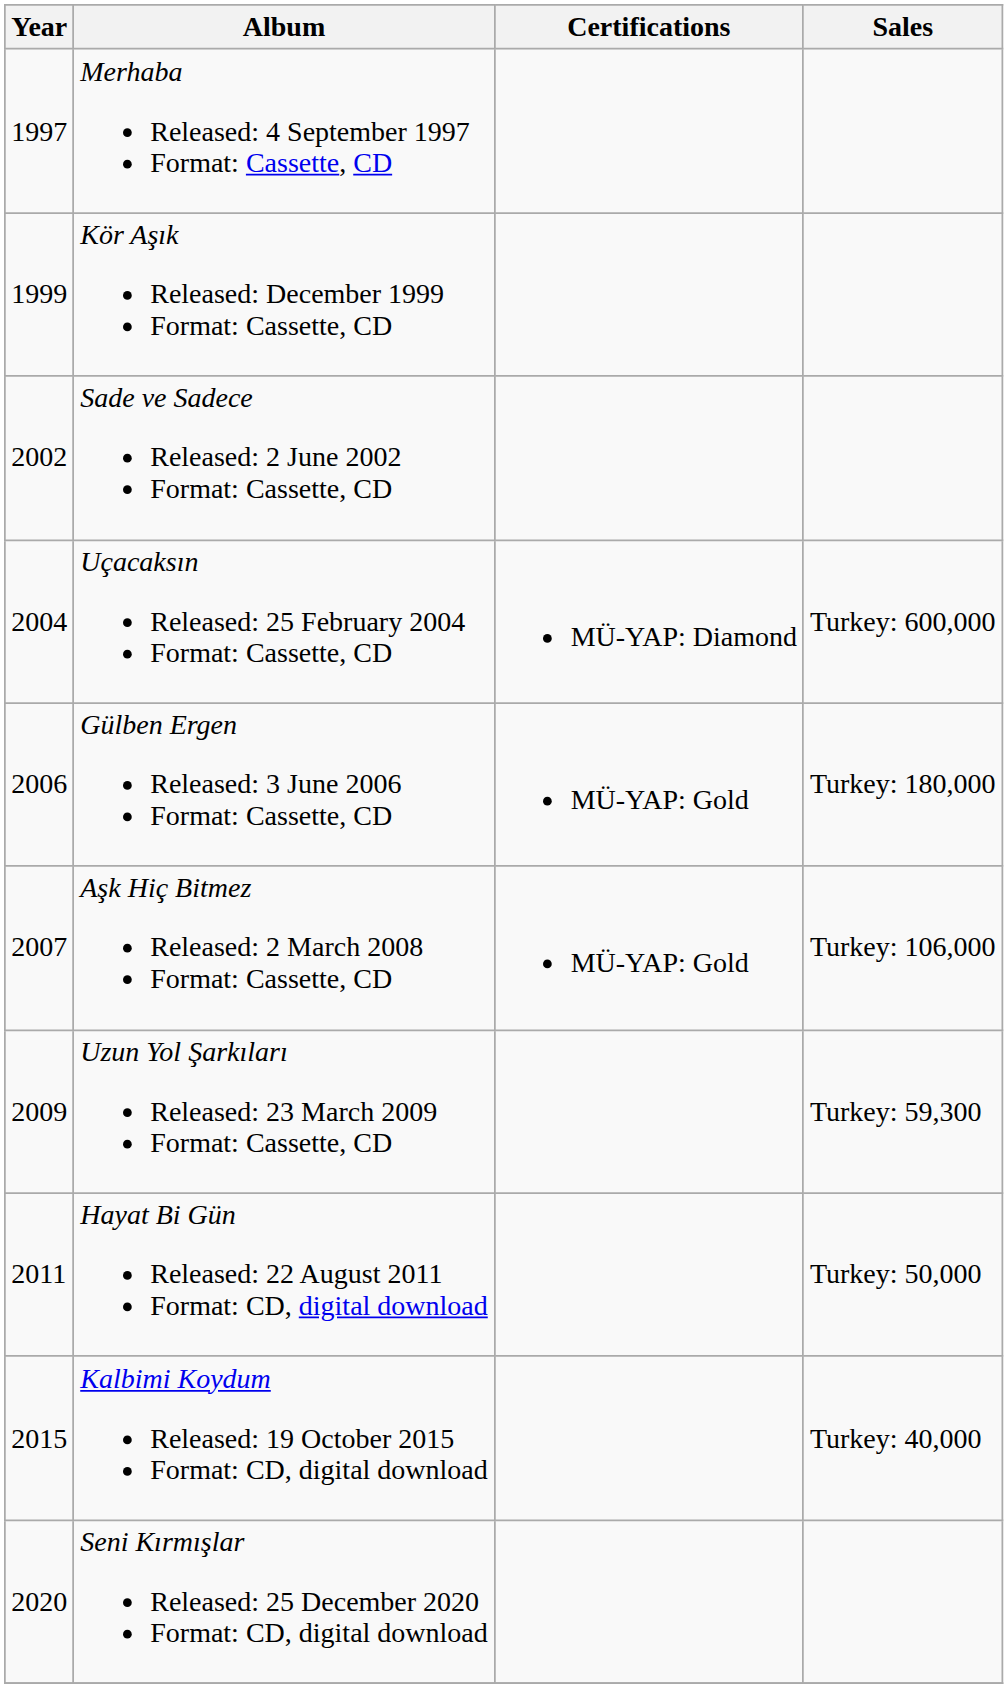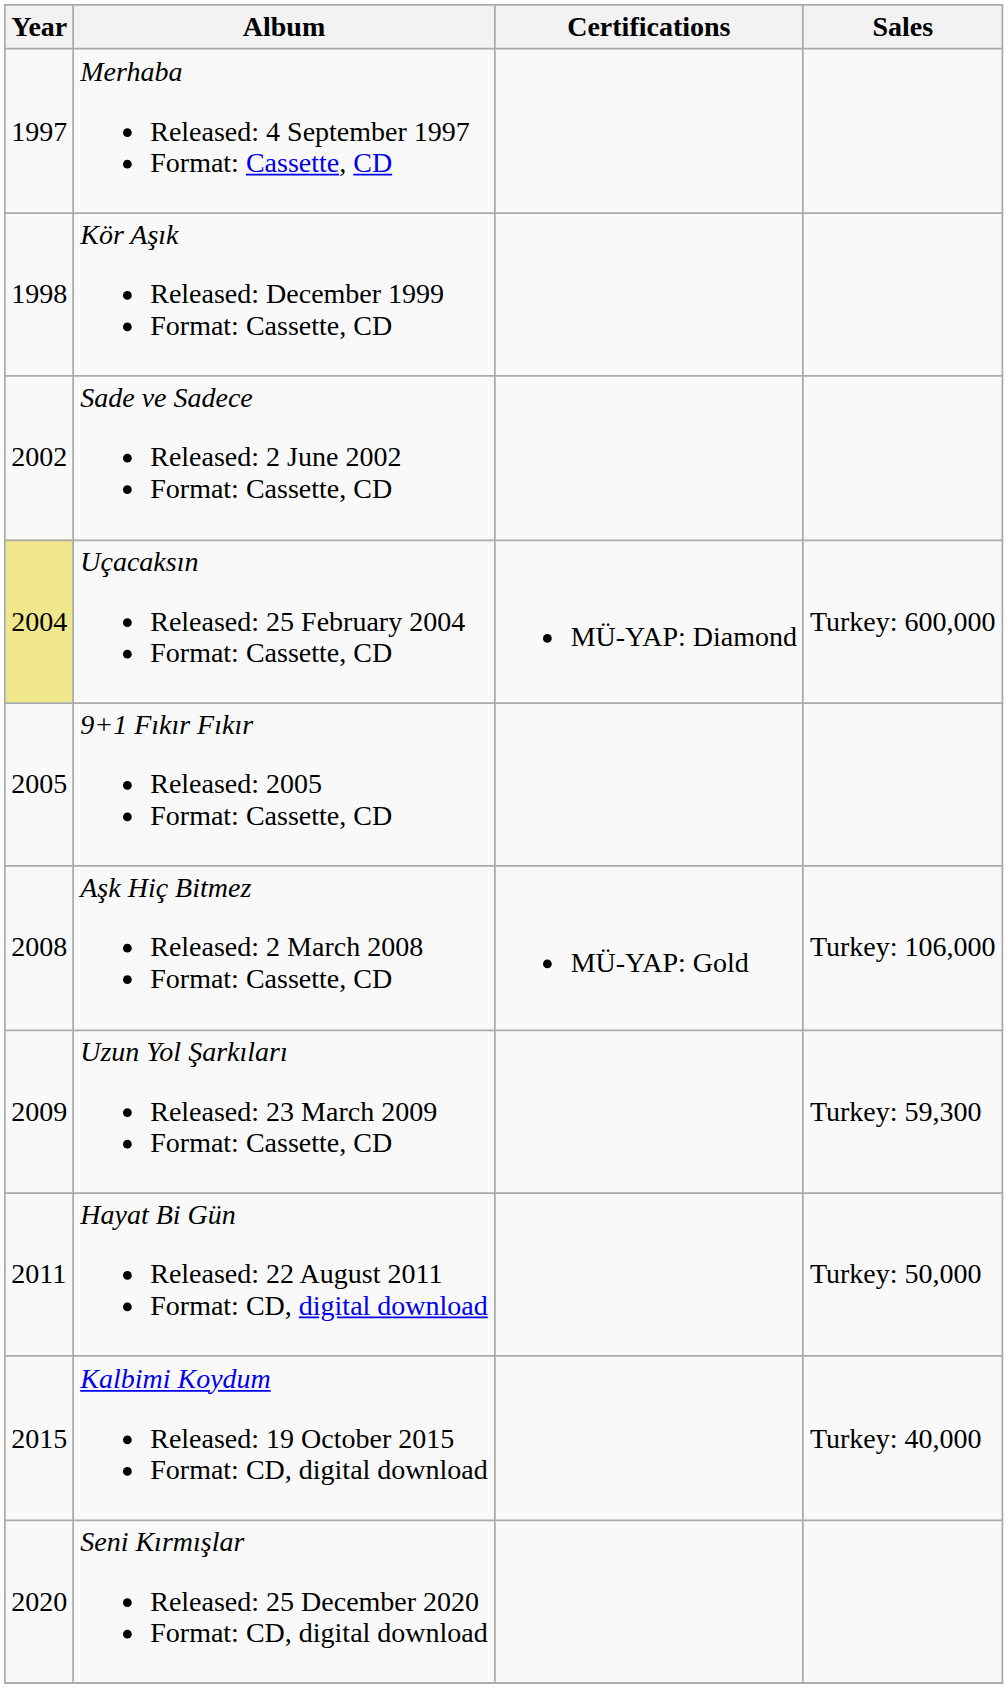(39, 294) 1999 -> (39, 294) 1998
(39, 620) no background -> (39, 620) khaki background
+ row: (284, 771)
- row: (284, 771)
(39, 947) 2007 -> (39, 947) 2008
